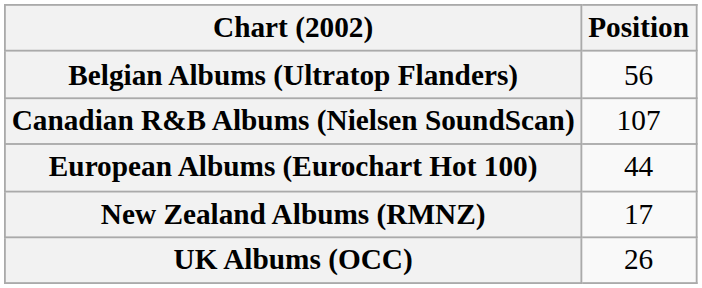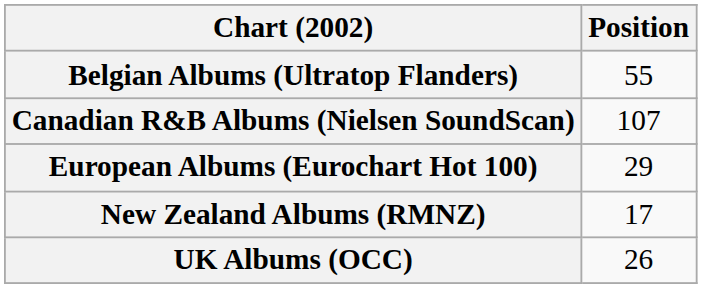(639, 74) 56 -> (639, 74) 55
(639, 167) 44 -> (639, 167) 29
